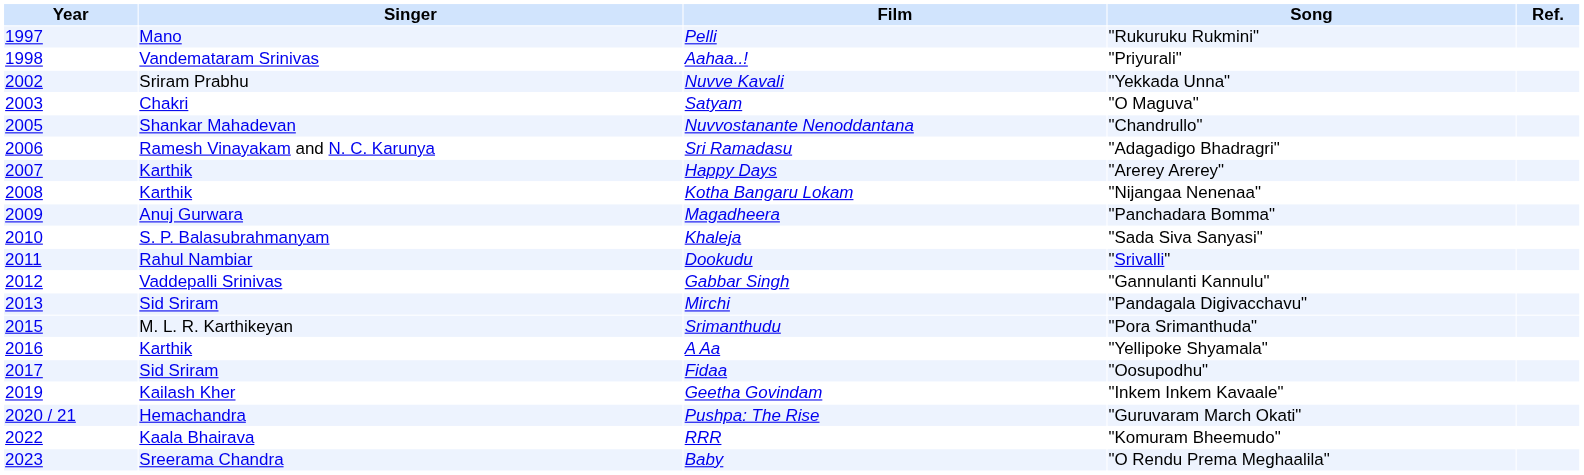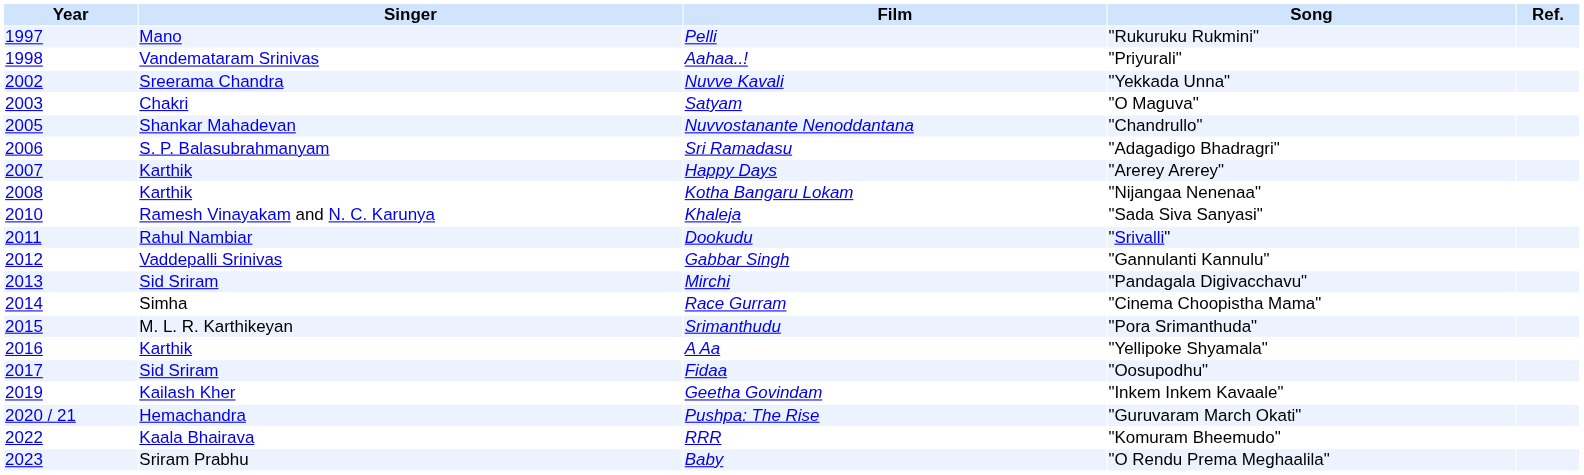(194, 81) Sriram Prabhu -> (211, 81) Sreerama Chandra
(287, 148) Ramesh Vinayakam and N. C. Karunya -> (234, 148) S. P. Balasubrahmanyam
- row: (732, 214)
(234, 237) S. P. Balasubrahmanyam -> (287, 214) Ramesh Vinayakam and N. C. Karunya
+ row: (736, 304)
(211, 459) Sreerama Chandra -> (194, 459) Sriram Prabhu
